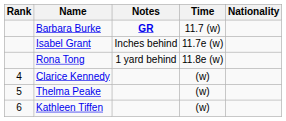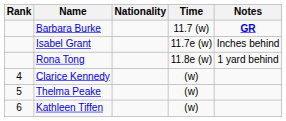columns swapped: (254, 12) <-> (146, 12)
